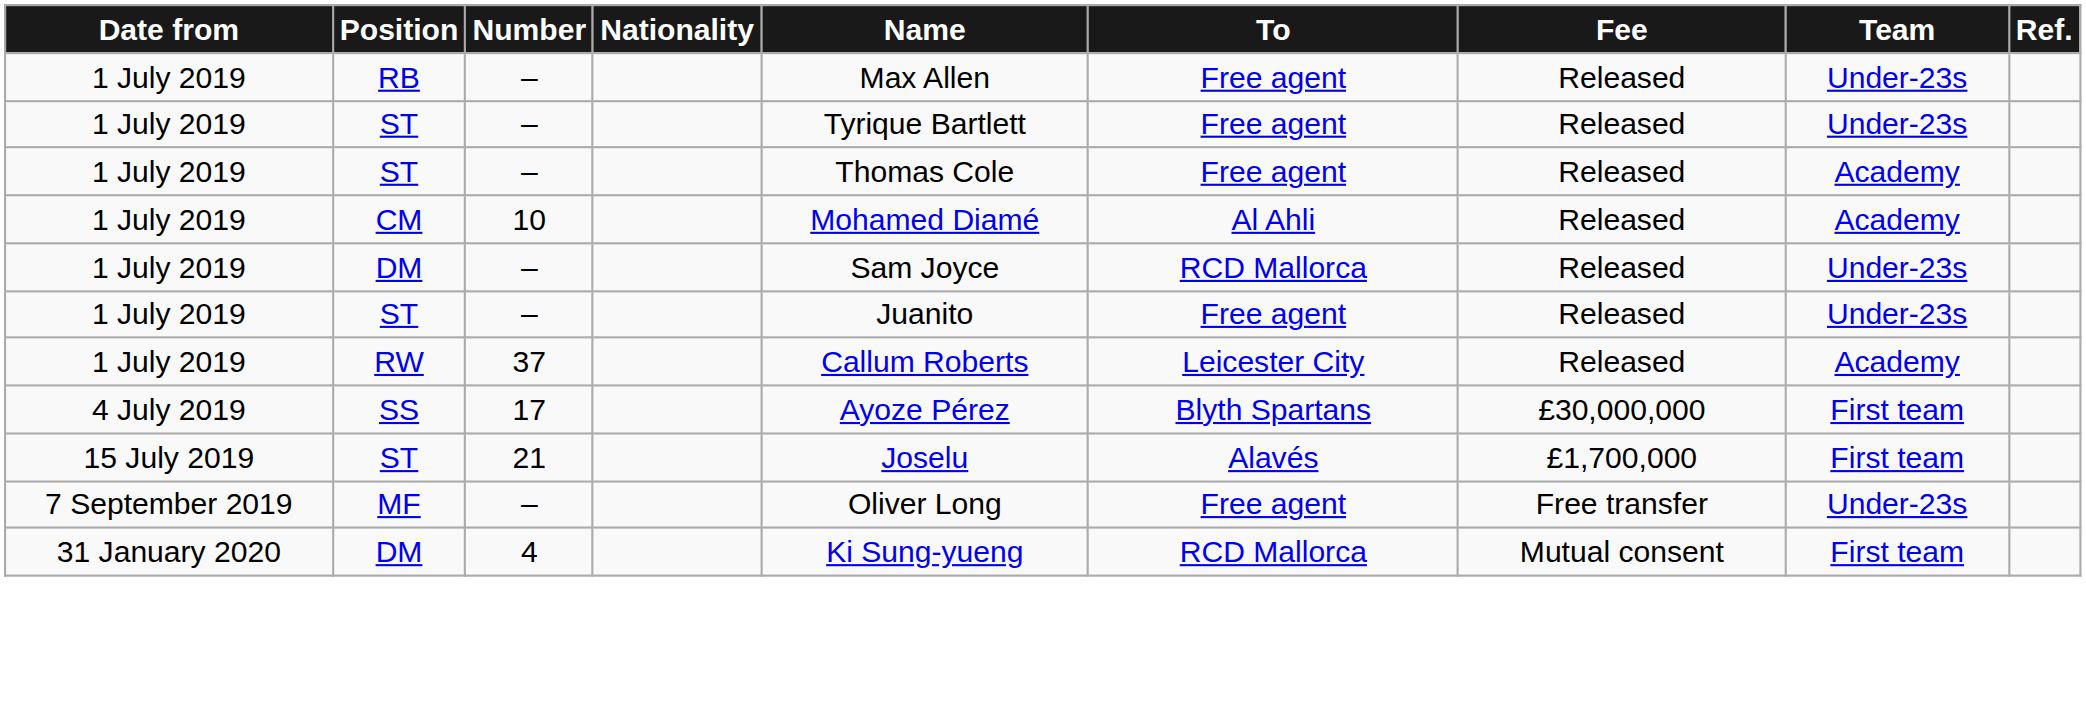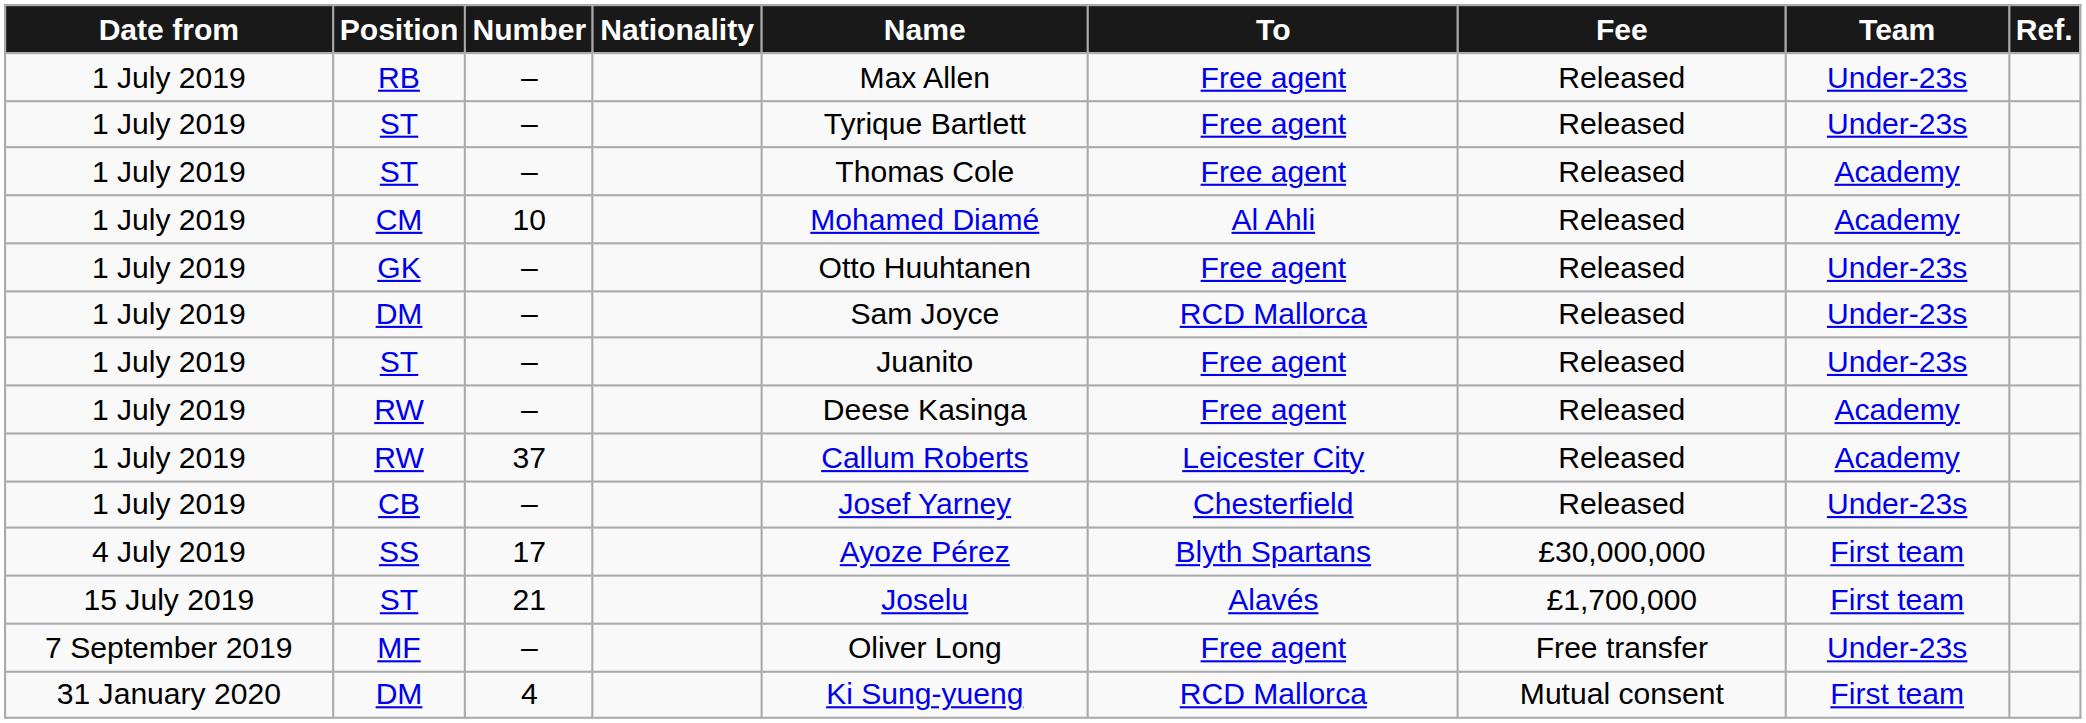+ row: (399, 267)
+ row: (399, 410)
+ row: (399, 505)
